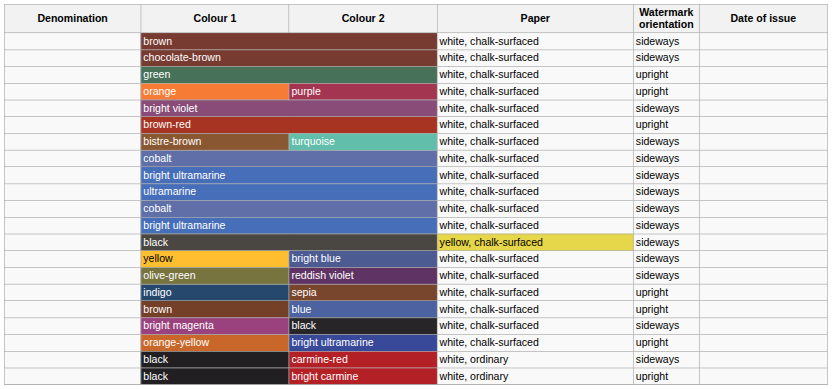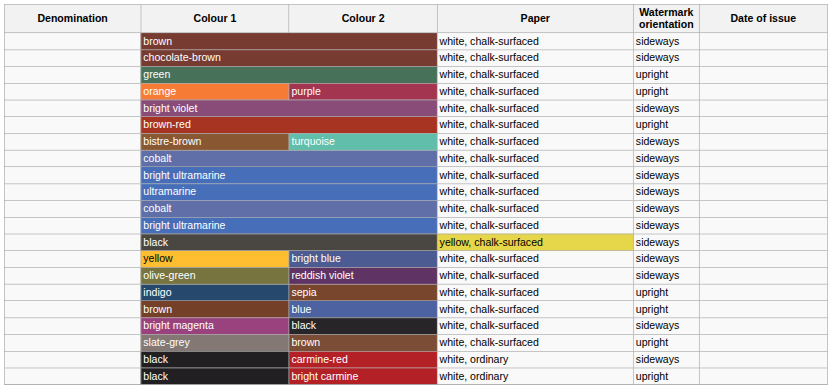- row: (176, 342)
+ row: (167, 342)
